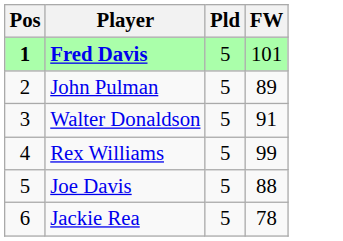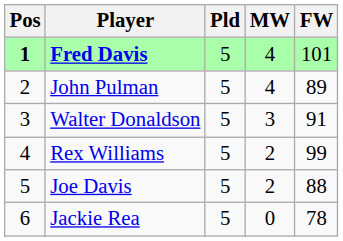+ column: (270, 20)
